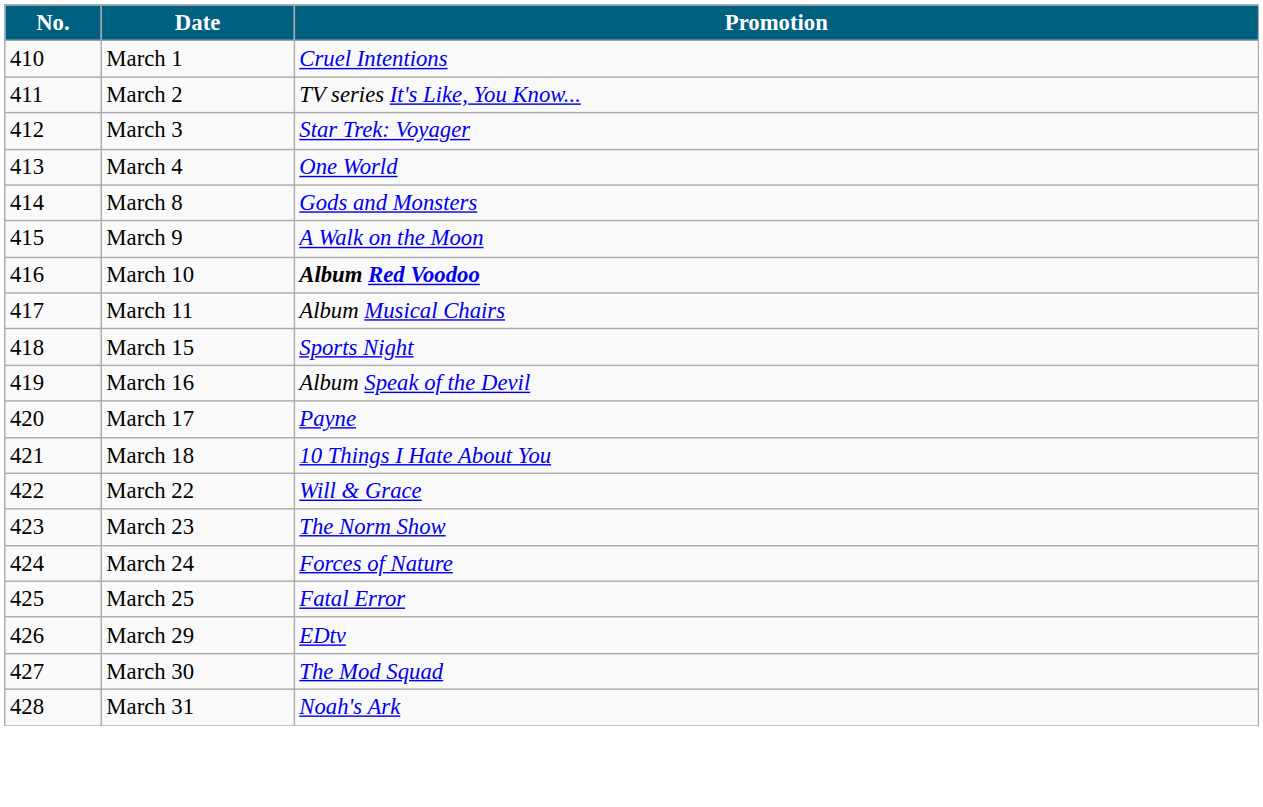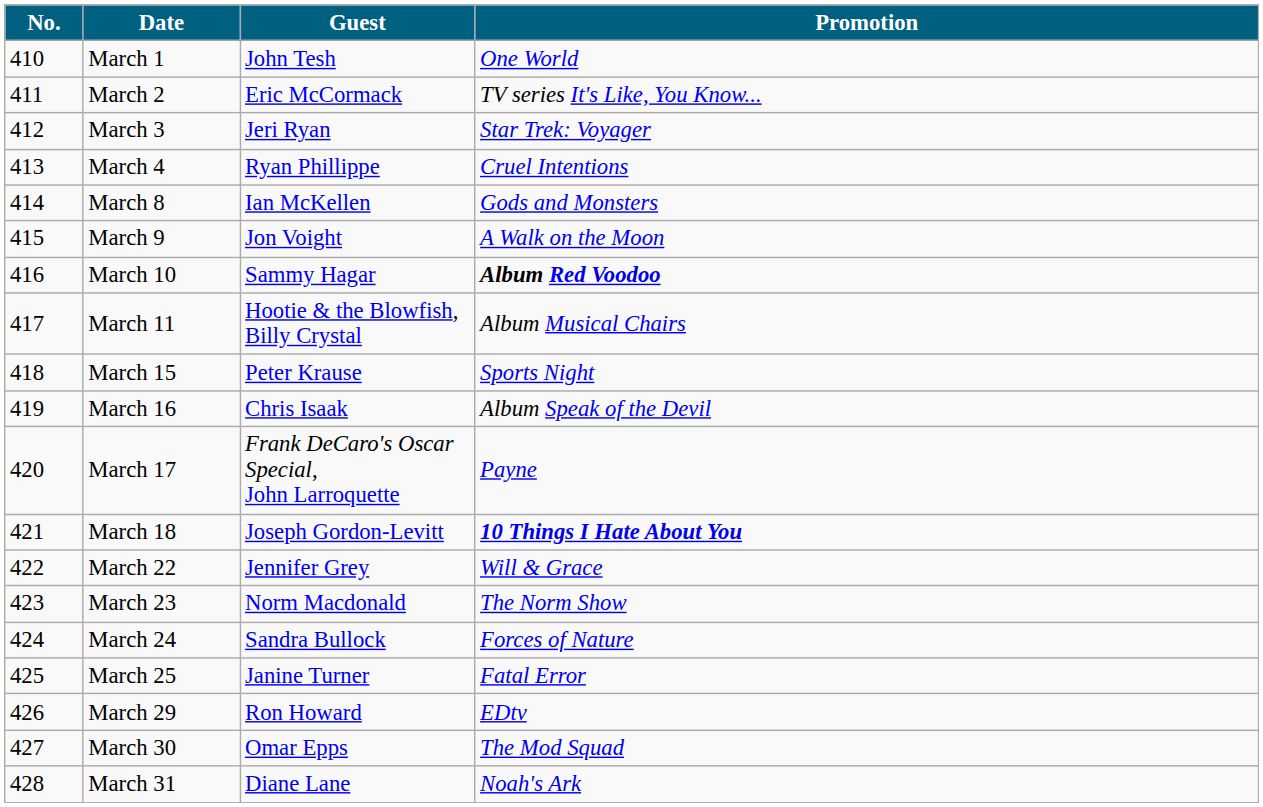+ column: (357, 22)
(373, 58) Cruel Intentions -> (529, 58) One World
(348, 166) One World -> (554, 166) Cruel Intentions
(425, 454) normal -> (611, 531) bold
